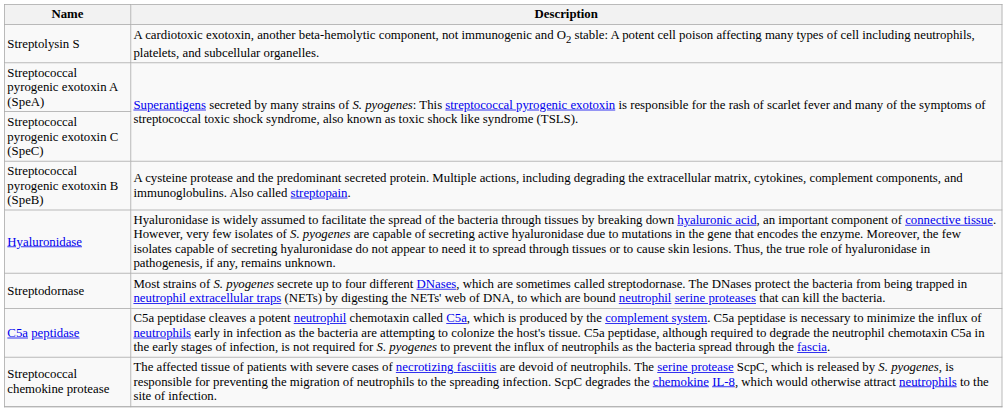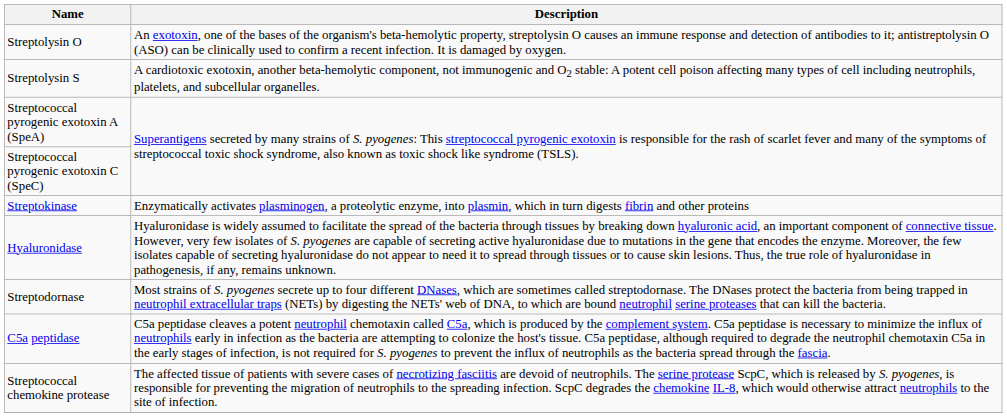+ row: (45, 42)
- row: (63, 185)
+ row: (42, 205)
